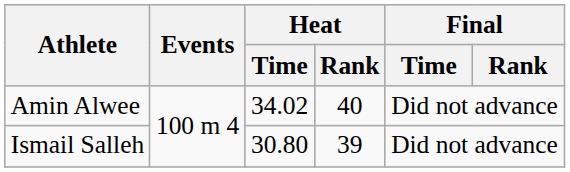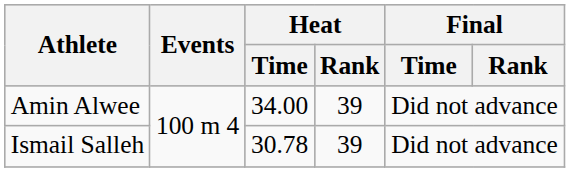(280, 105) 34.02 -> (280, 105) 34.00
(350, 105) 40 -> (350, 105) 39
(280, 145) 30.80 -> (280, 145) 30.78
